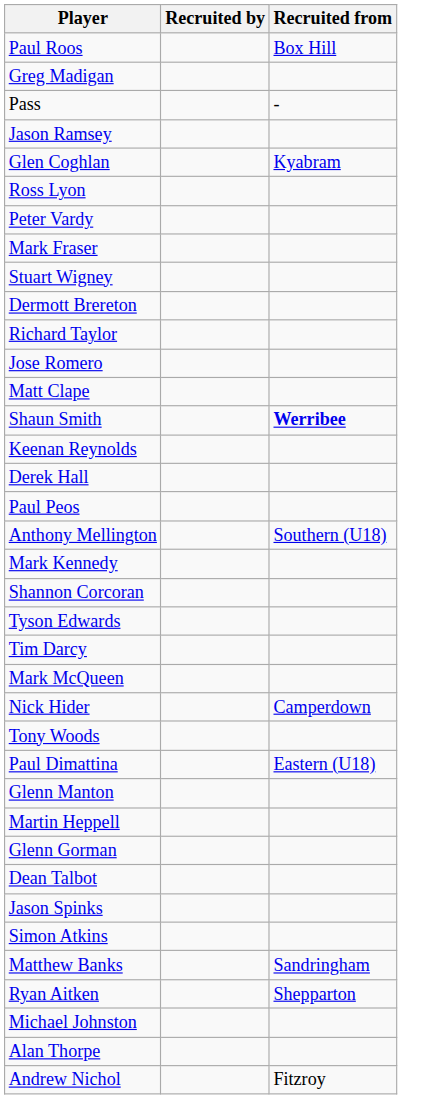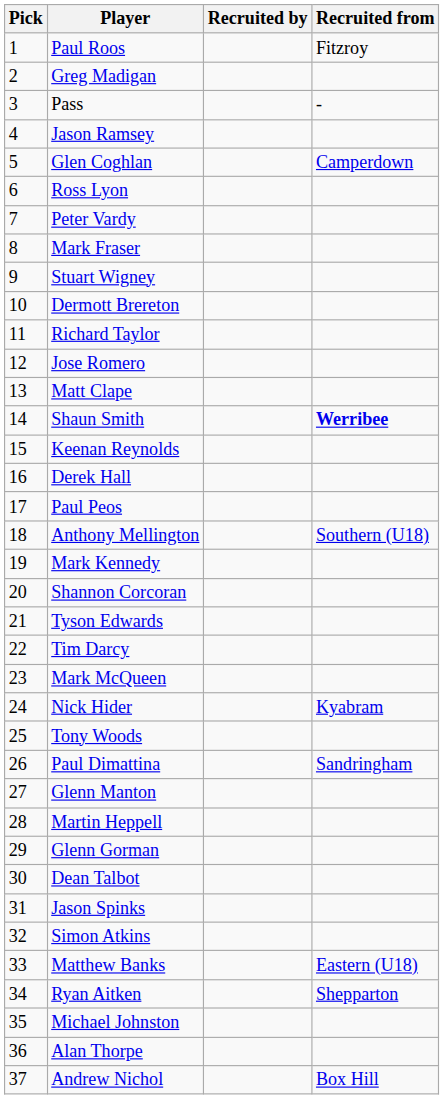+ column: (26, 18)
(305, 47) Box Hill -> (342, 47) Fitzroy
(307, 162) Kyabram -> (365, 162) Camperdown
(322, 707) Camperdown -> (350, 707) Kyabram
(324, 764) Eastern (U18) -> (364, 764) Sandringham
(322, 965) Sandringham -> (367, 965) Eastern (U18)
(300, 1079) Fitzroy -> (347, 1079) Box Hill
